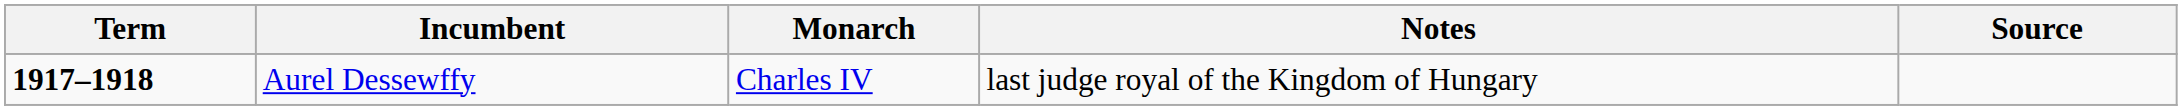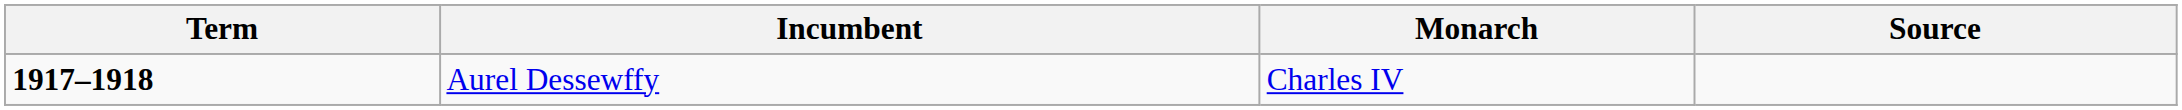- column: (1439, 29)
